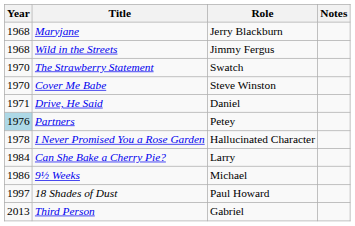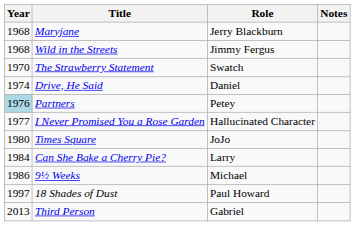- row: (71, 85)
(18, 103) 1971 -> (18, 85) 1974
(18, 139) 1978 -> (18, 121) 1977
+ row: (65, 139)
